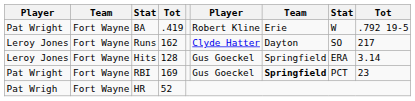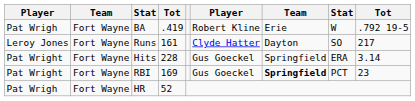(35, 27) Pat Wright -> (32, 27) Pat Wrigh
(169, 42) 162 -> (169, 42) 161
(38, 58) Leroy Jones -> (35, 58) Pat Wright
(169, 58) 128 -> (169, 58) 228
